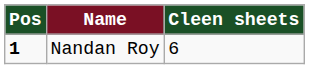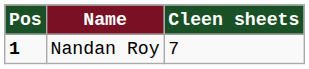(174, 49) 6 -> (174, 49) 7
